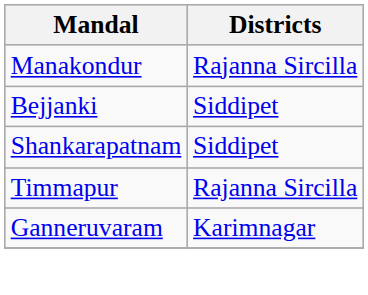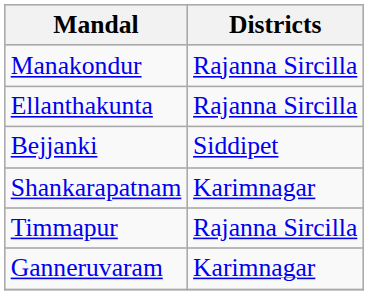+ row: (82, 106)
(236, 146) Siddipet -> (254, 187) Karimnagar
